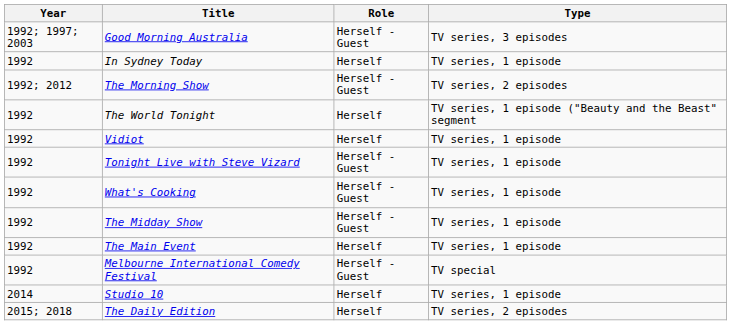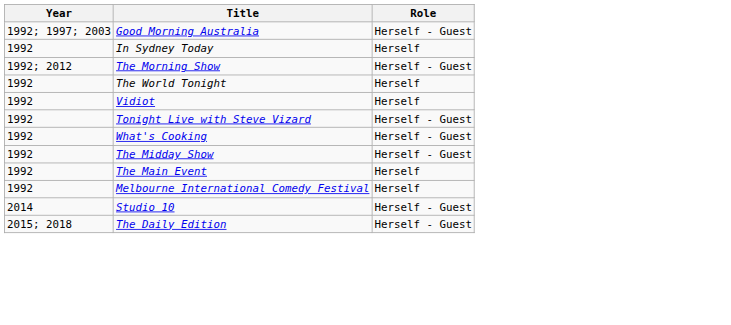- column: (578, 13)
(366, 270) Herself - Guest -> (397, 189) Herself
(359, 294) Herself -> (423, 207) Herself - Guest
(359, 311) Herself -> (423, 224) Herself - Guest
